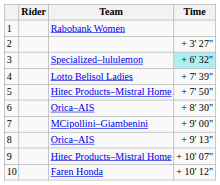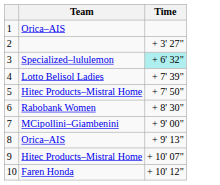- column: (34, 12)
(88, 28) Rabobank Women -> (43, 28) Orica–AIS
(72, 108) Orica–AIS -> (59, 108) Rabobank Women
